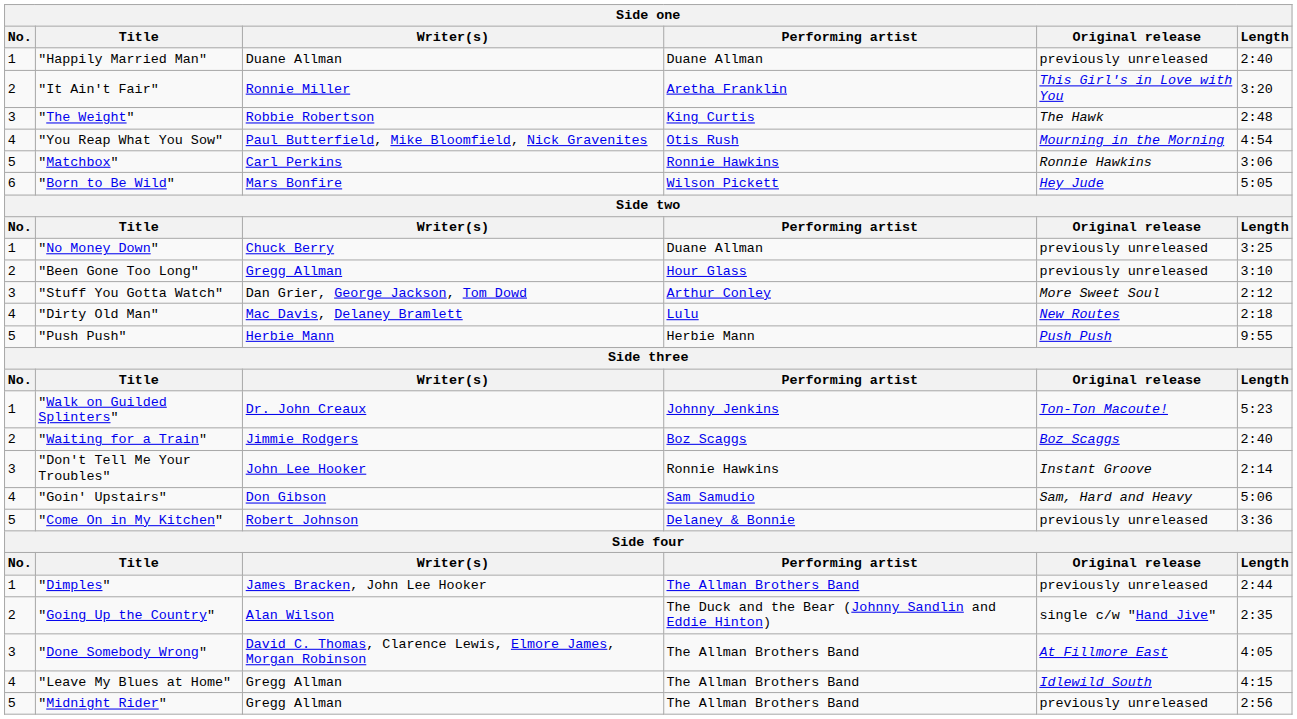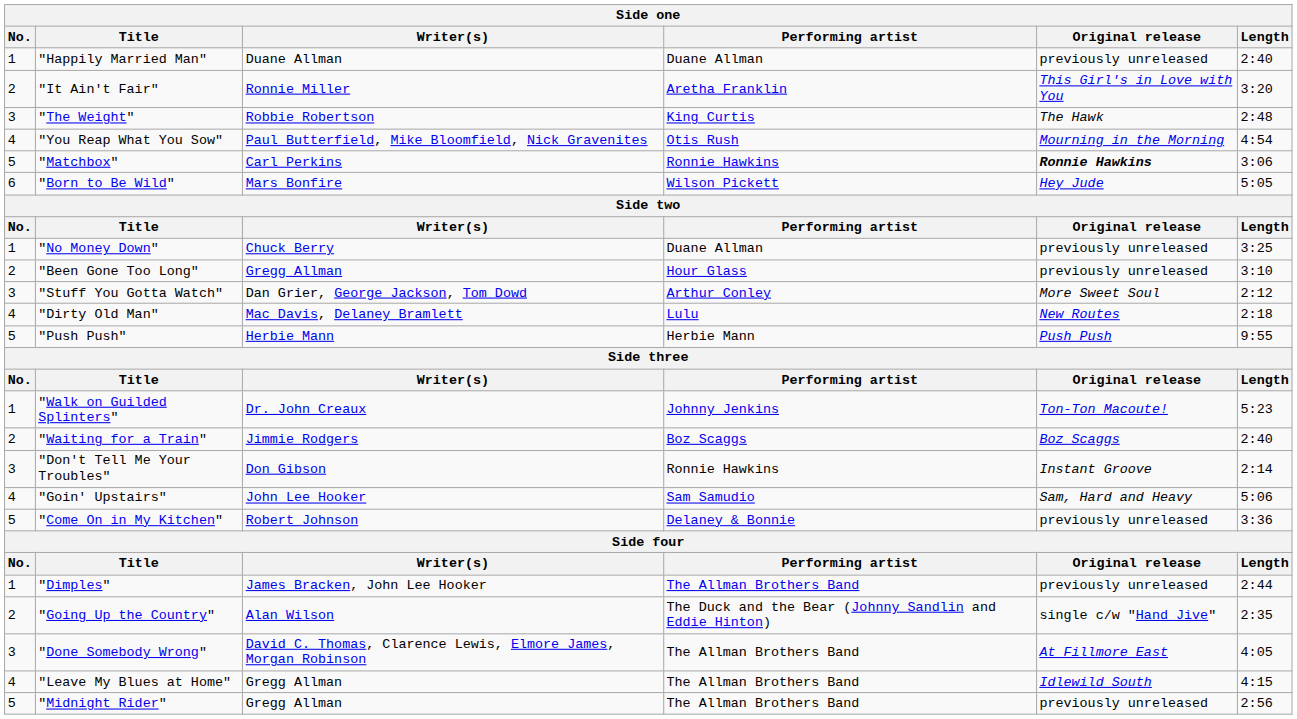(1096, 162) normal -> (1096, 162) bold
(306, 469) John Lee Hooker -> (286, 469) Don Gibson
(286, 498) Don Gibson -> (306, 498) John Lee Hooker
